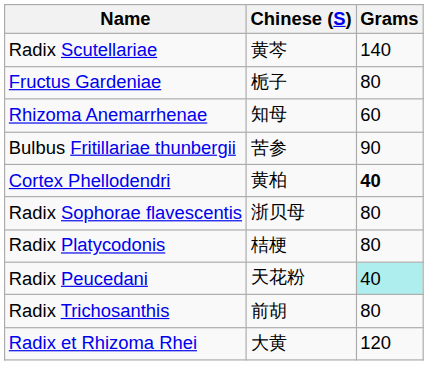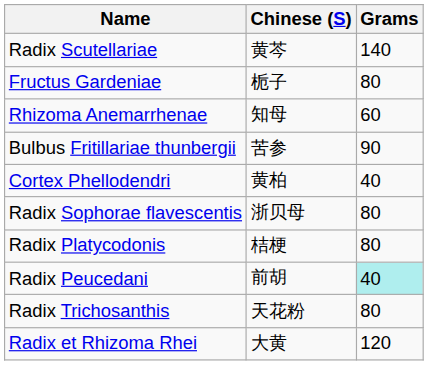(370, 180) bold -> (370, 180) normal
(278, 277) 天花粉 -> (269, 277) 前胡
(269, 310) 前胡 -> (278, 310) 天花粉
